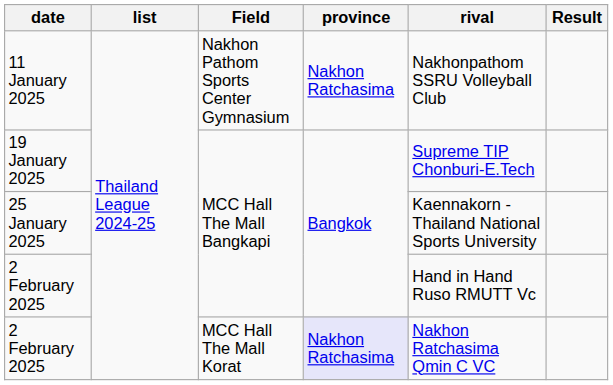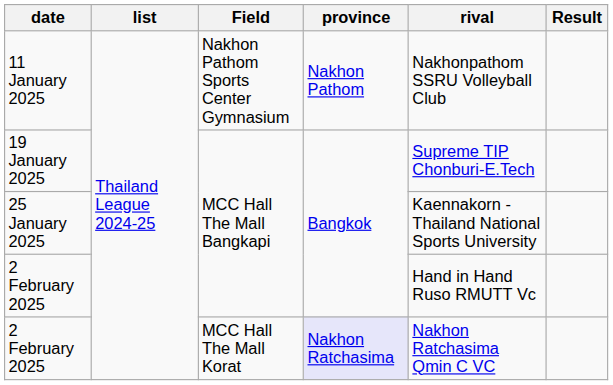(351, 80) Nakhon Ratchasima -> (336, 80) Nakhon Pathom
